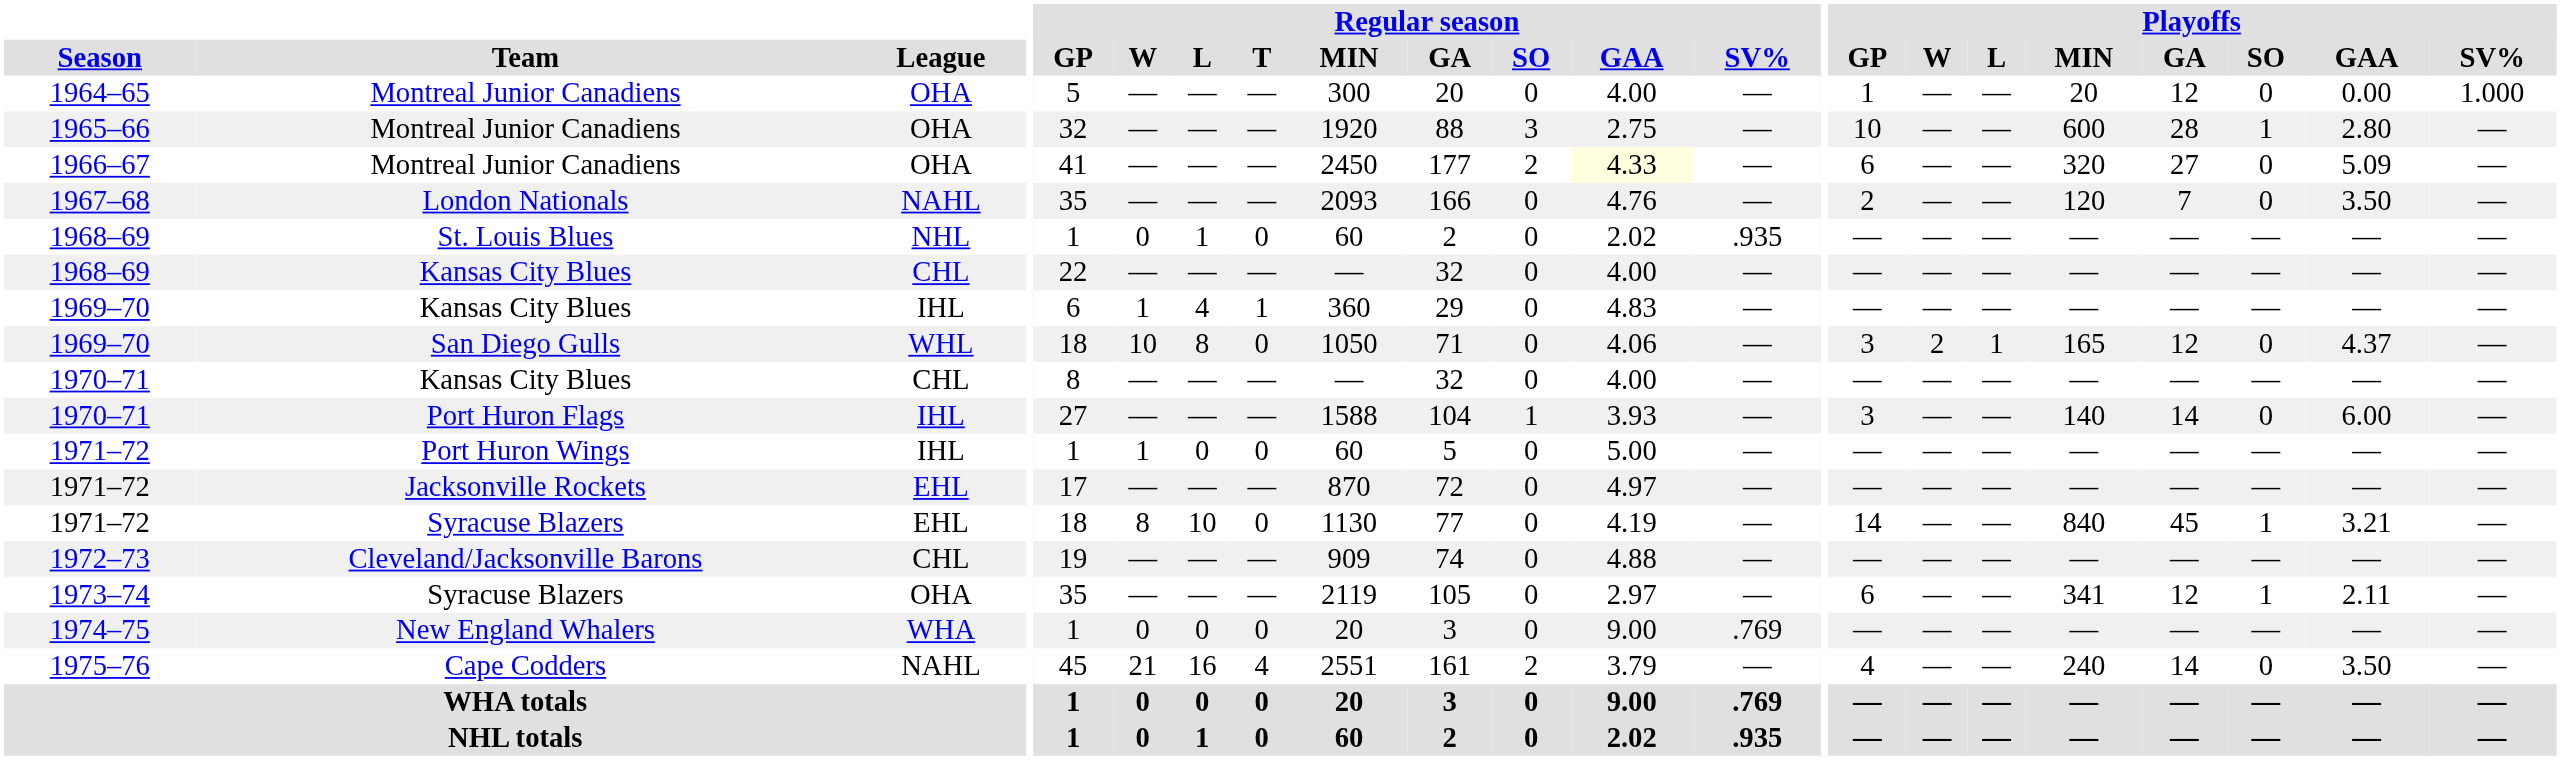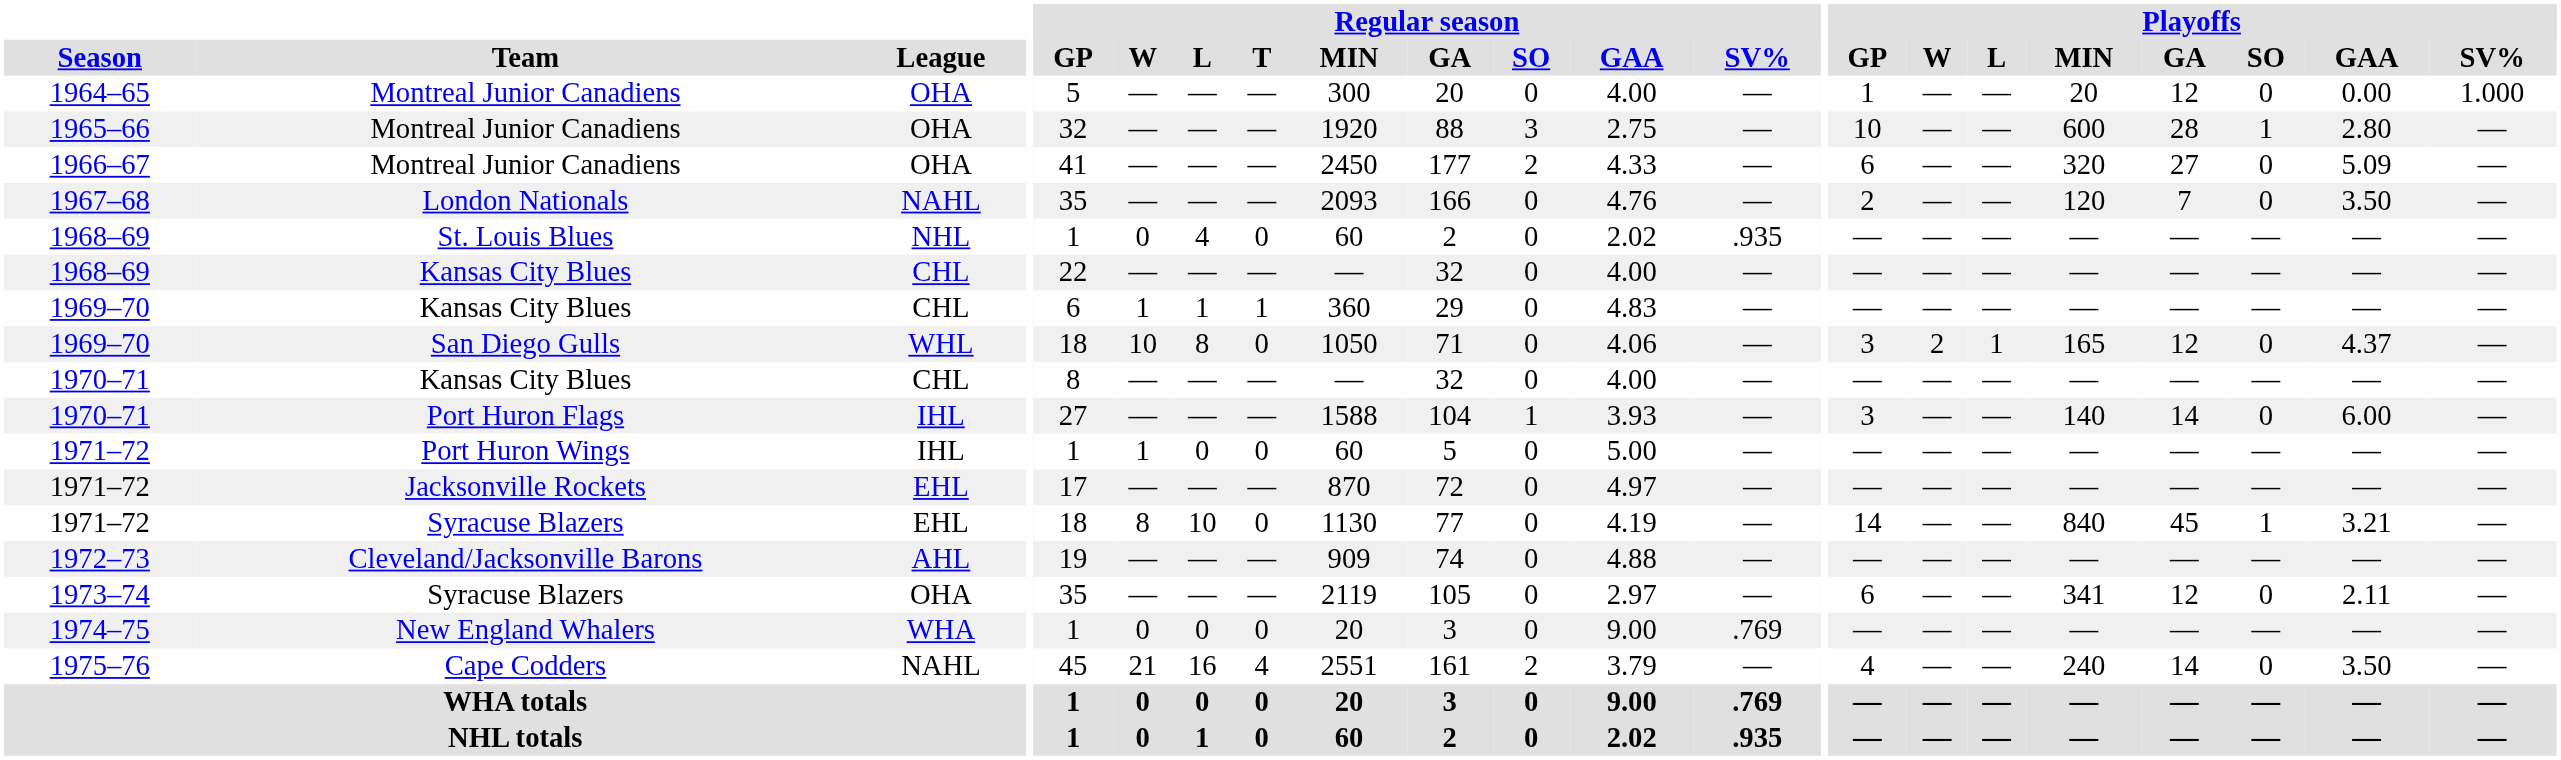(1632, 164) lightyellow background -> (1632, 164) no background
(1202, 236) 1 -> (1202, 236) 4
(941, 307) IHL -> (941, 307) CHL
(1202, 307) 4 -> (1202, 307) 1
(941, 558) CHL -> (941, 558) AHL
(2266, 594) 1 -> (2266, 594) 0
